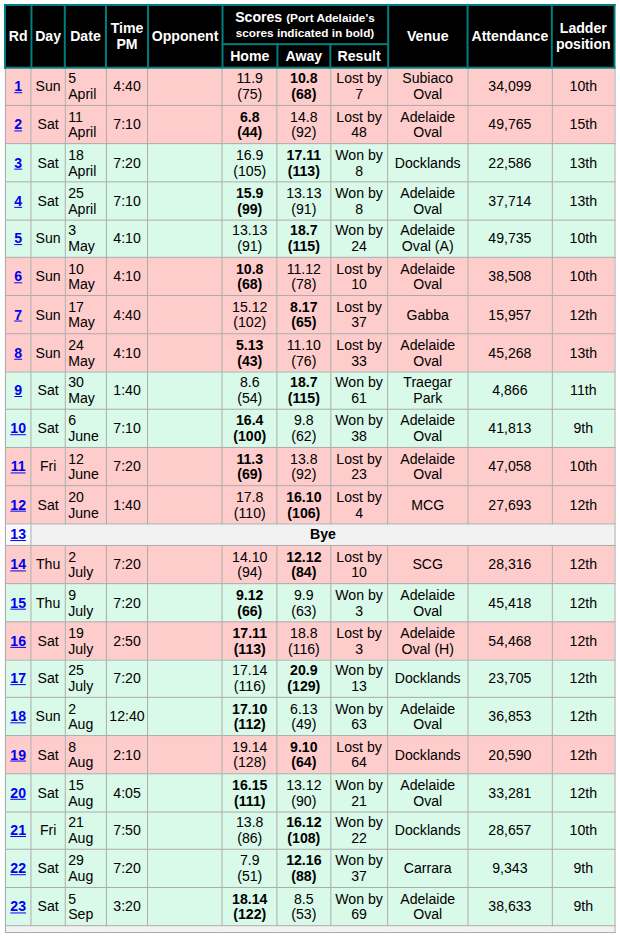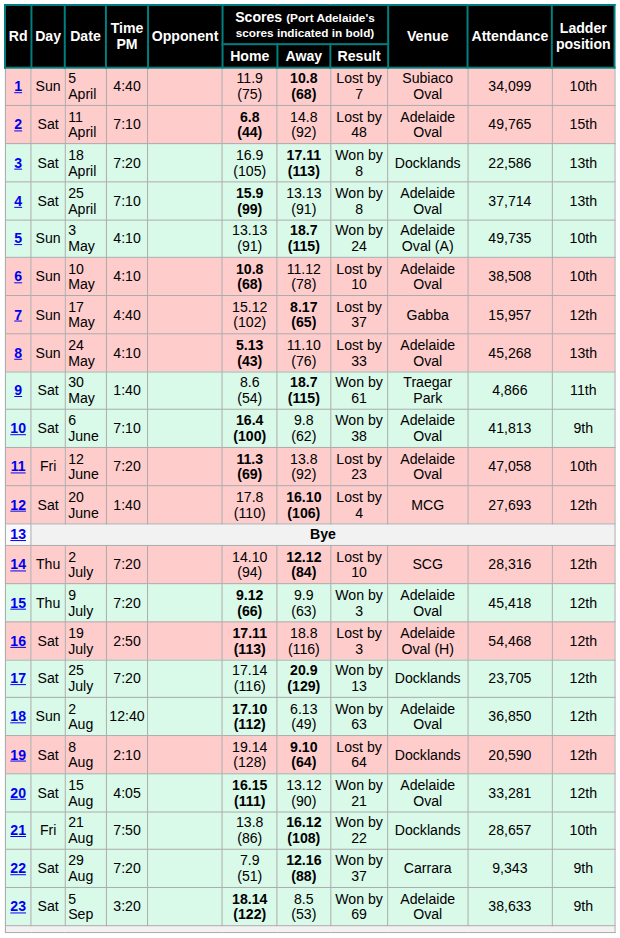(510, 717) 36,853 -> (510, 717) 36,850
